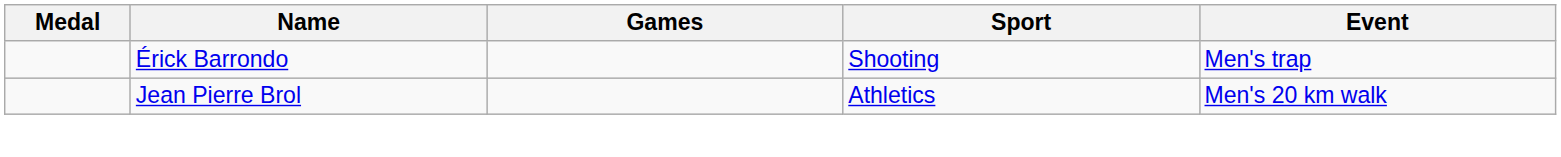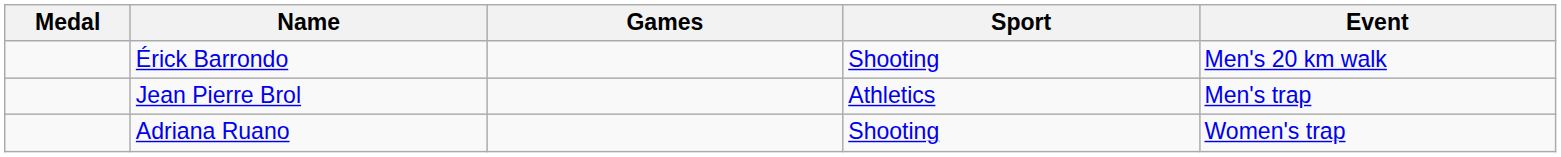(1258, 59) Men's trap -> (1296, 59) Men's 20 km walk
(1296, 95) Men's 20 km walk -> (1258, 95) Men's trap
+ row: (213, 132)
